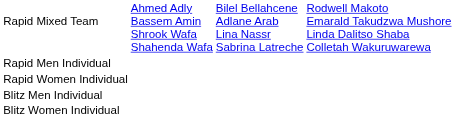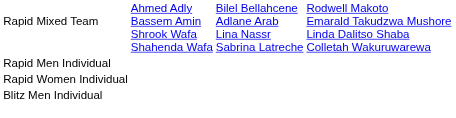- row: (61, 110)
